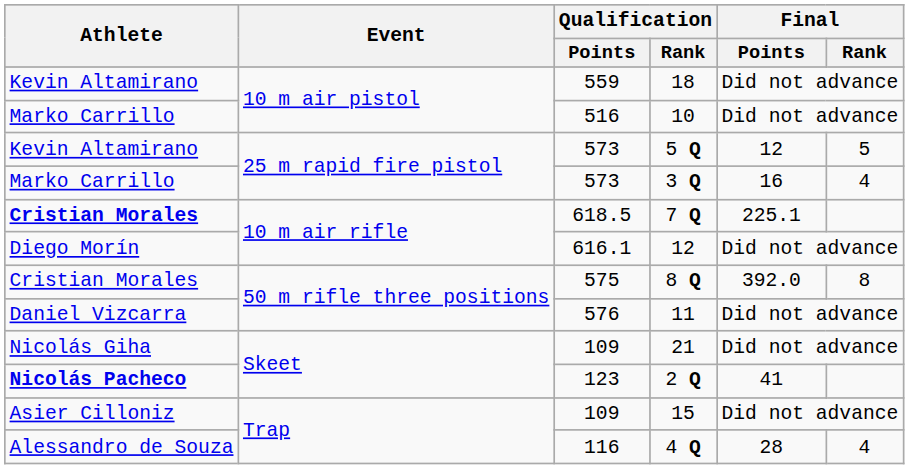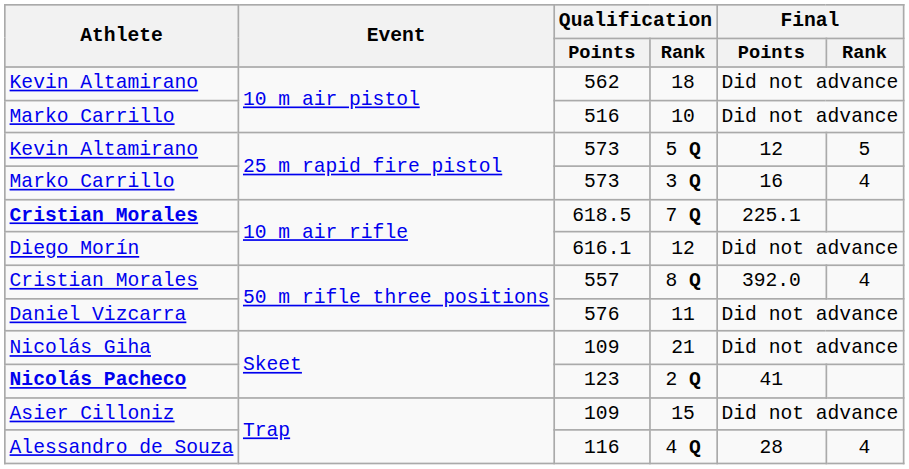(602, 83) 559 -> (602, 83) 562
(602, 281) 575 -> (602, 281) 557
(864, 281) 8 -> (864, 281) 4
